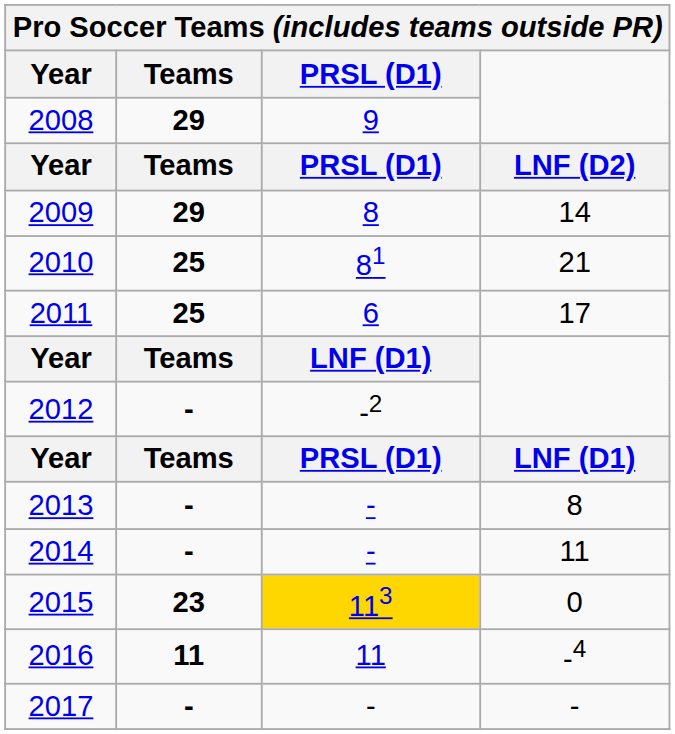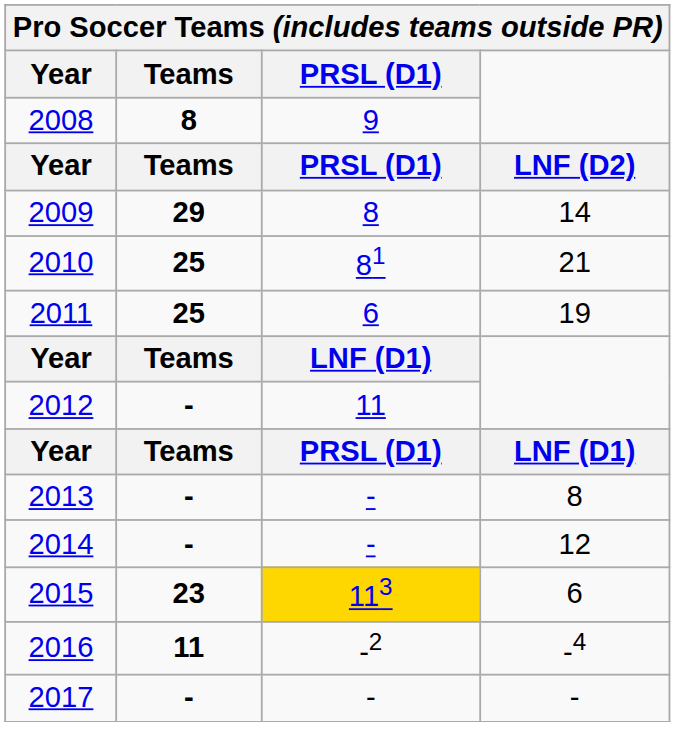(189, 119) 29 -> (189, 119) 8
(575, 312) 17 -> (575, 312) 19
(371, 408) -2 -> (371, 404) 11
(575, 551) 11 -> (575, 543) 12
(575, 601) 0 -> (575, 593) 6
(371, 655) 11 -> (371, 647) -2
